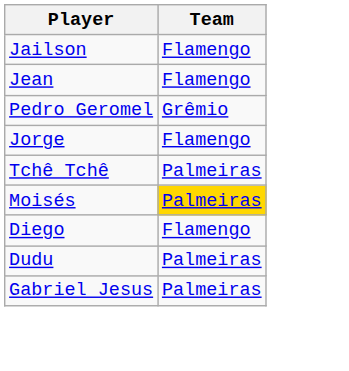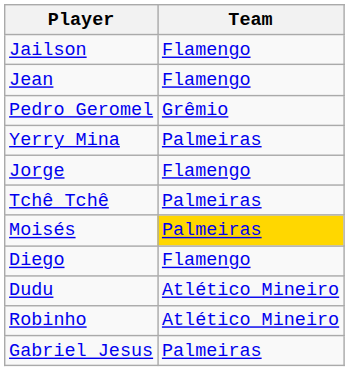+ row: (64, 140)
(212, 260) Palmeiras -> (251, 291) Atlético Mineiro
+ row: (48, 321)
